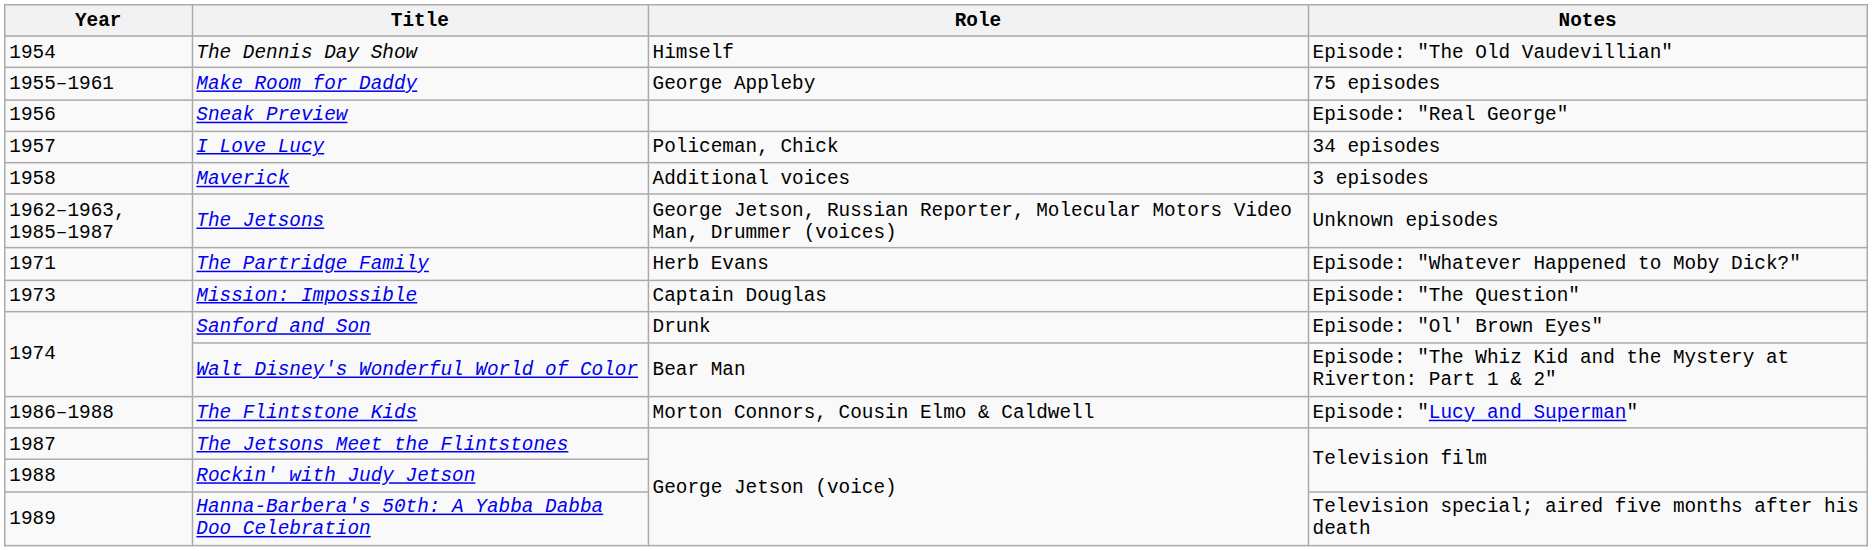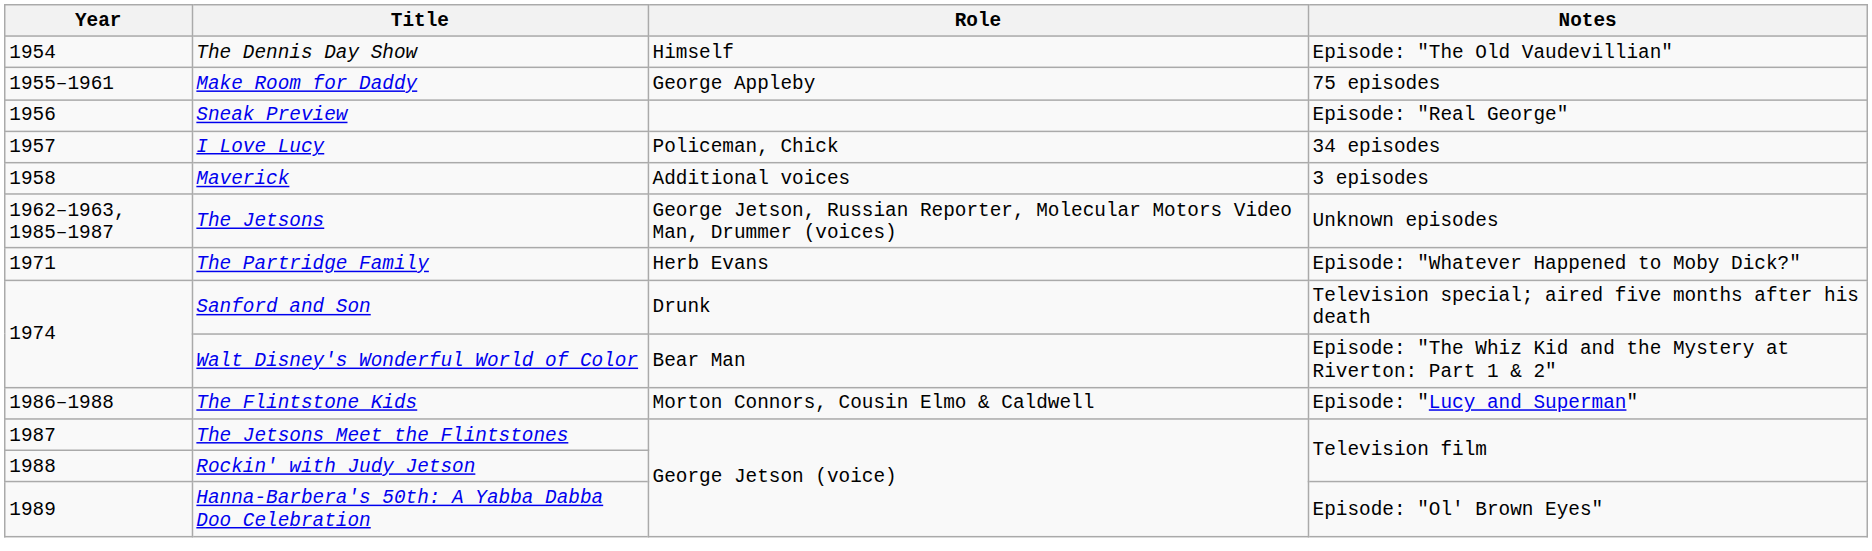- row: (307, 295)
(1458, 327) Episode: "Ol' Brown Eyes" -> (1586, 307) Television special; aired five months after his death
(1586, 518) Television special; aired five months after his death -> (1458, 509) Episode: "Ol' Brown Eyes"
